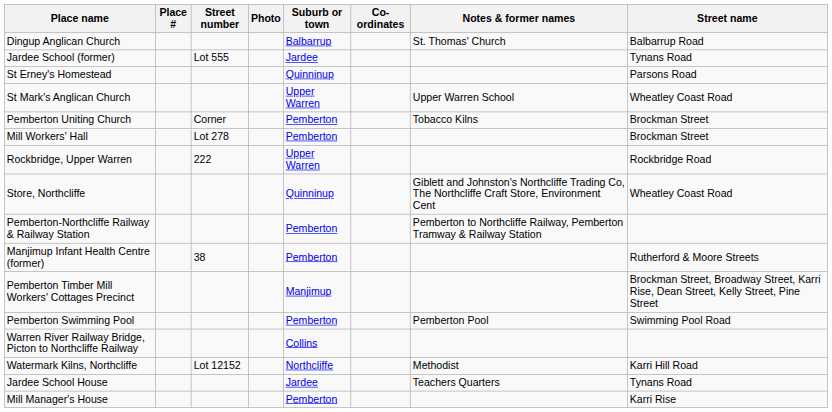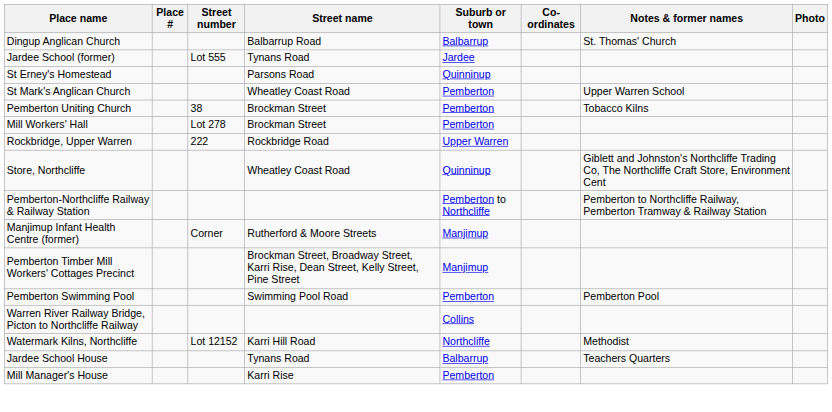columns swapped: (727, 18) <-> (266, 18)
(303, 97) Upper Warren -> (468, 91) Pemberton
(210, 120) Corner -> (196, 108) 38
(312, 228) Pemberton -> (474, 205) Pemberton to Northcliffe
(200, 257) 38 -> (207, 233) Corner
(312, 257) Pemberton -> (465, 233) Manjimup
(302, 382) Jardee -> (465, 359) Balbarrup
